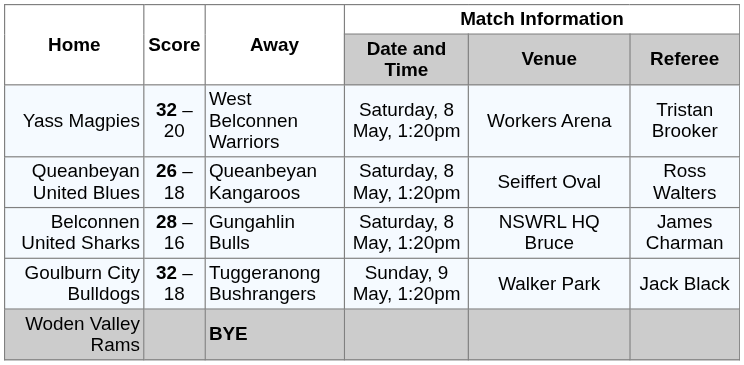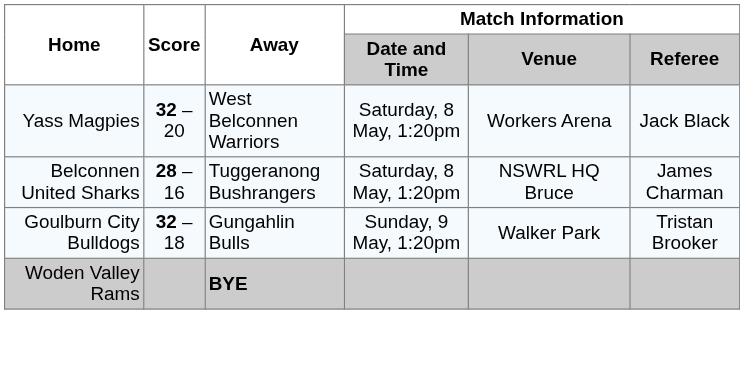(685, 120) Tristan Brooker -> (685, 120) Jack Black
- row: (86, 182)
(252, 232) Gungahlin Bulls -> (265, 182) Tuggeranong Bushrangers
(265, 283) Tuggeranong Bushrangers -> (252, 232) Gungahlin Bulls
(685, 283) Jack Black -> (685, 232) Tristan Brooker
